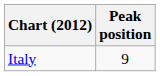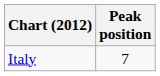(125, 58) 9 -> (125, 58) 7
